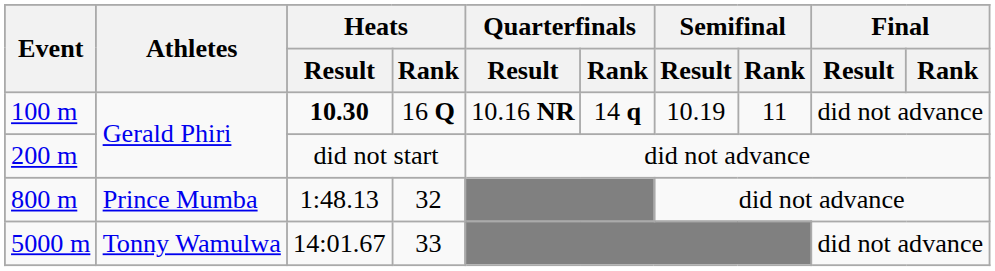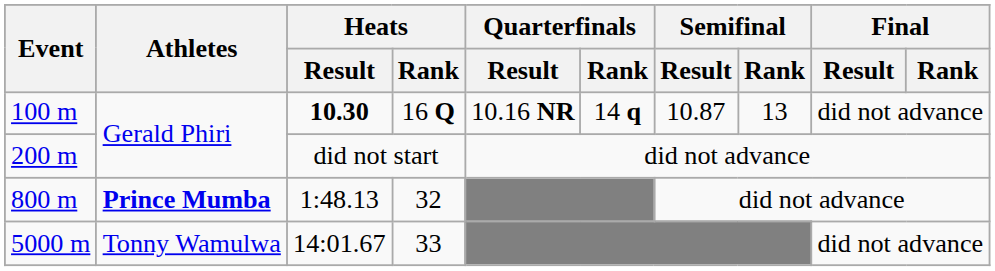(696, 112) 10.19 -> (696, 112) 10.87
(775, 112) 11 -> (775, 112) 13
(180, 199) normal -> (187, 199) bold
